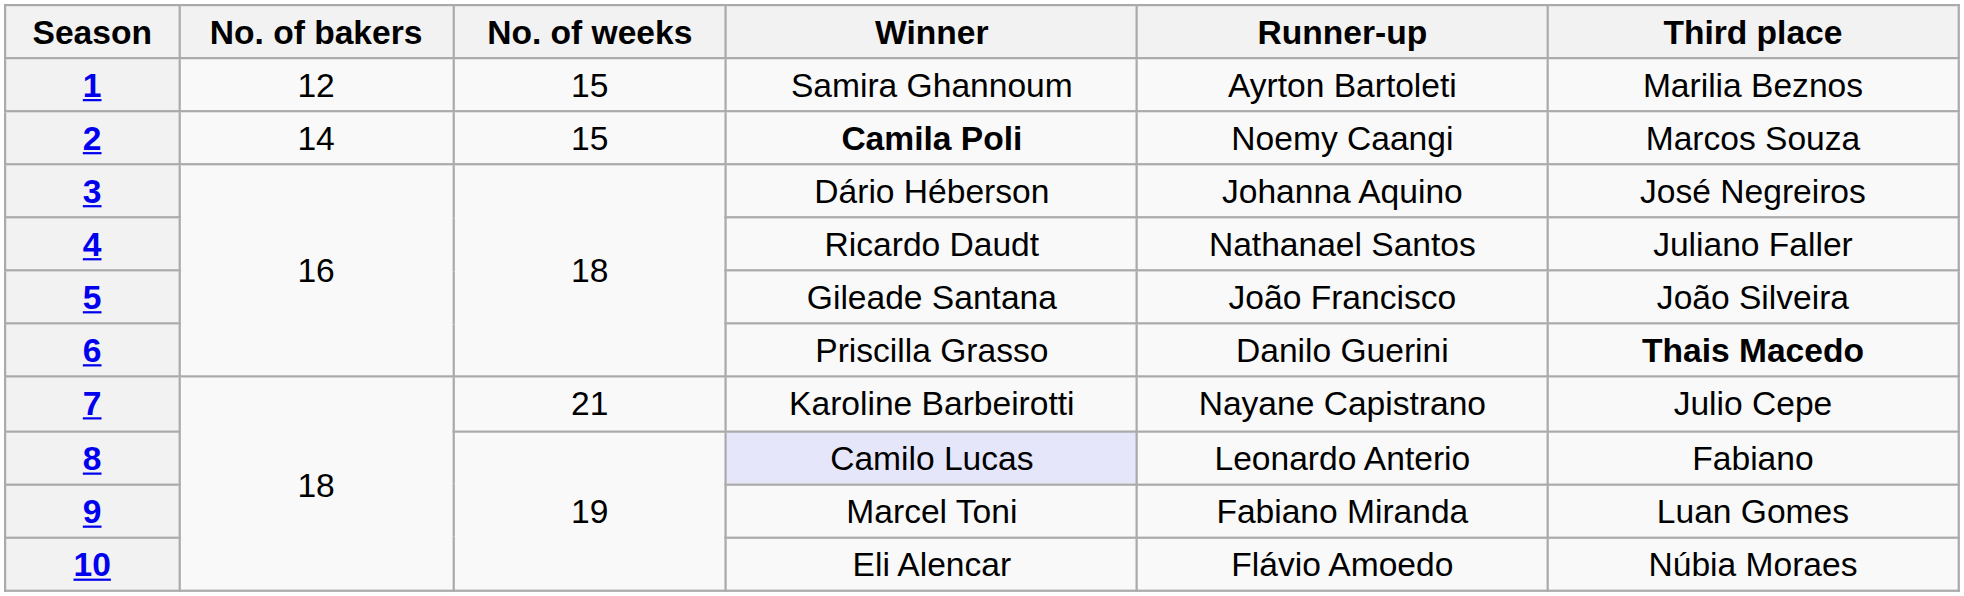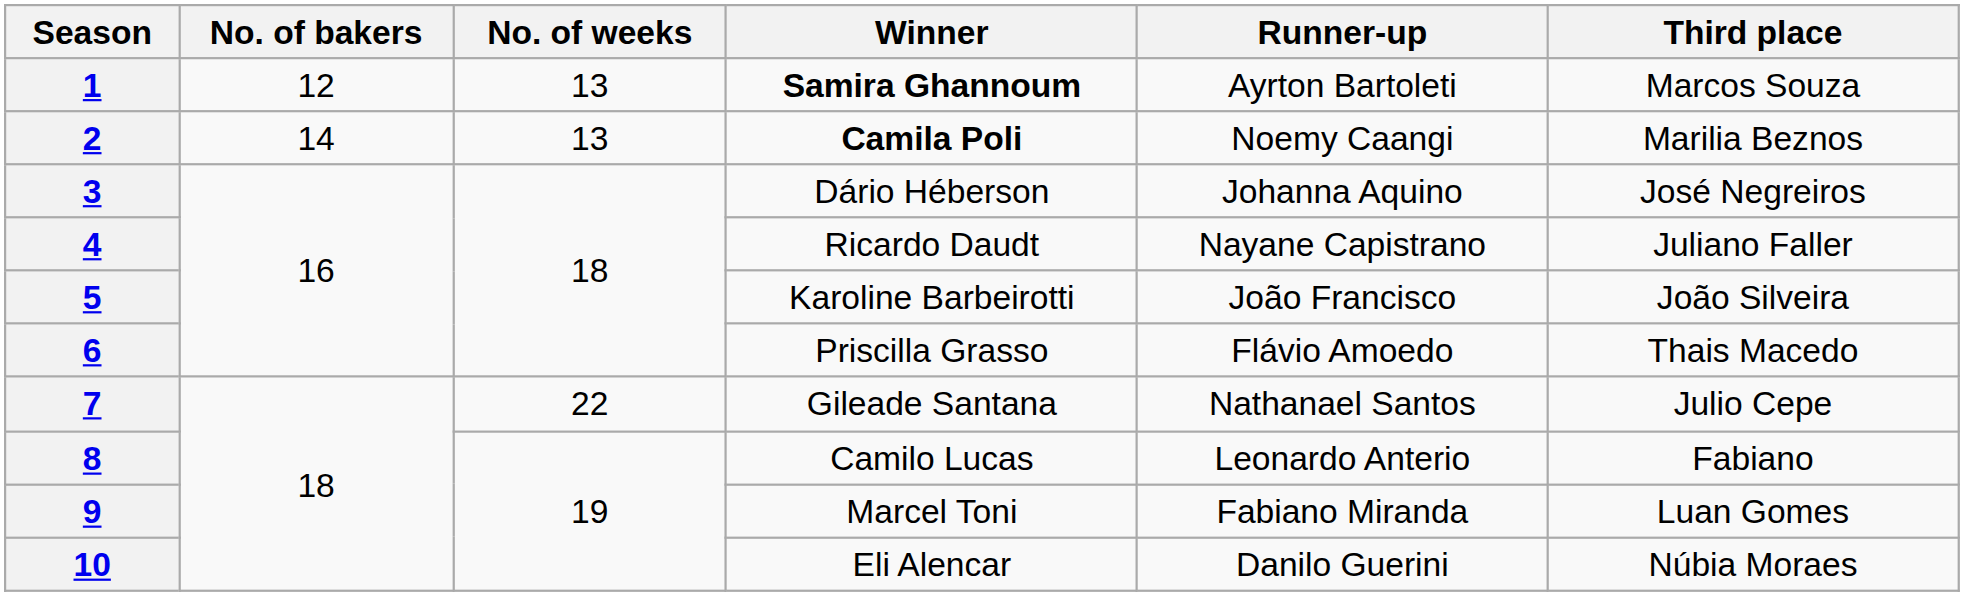(590, 85) 15 -> (590, 85) 13
(932, 85) normal -> (932, 85) bold
(1753, 85) Marilia Beznos -> (1753, 85) Marcos Souza
(590, 138) 15 -> (590, 138) 13
(1753, 138) Marcos Souza -> (1753, 138) Marilia Beznos
(1342, 245) Nathanael Santos -> (1342, 245) Nayane Capistrano
(932, 298) Gileade Santana -> (932, 298) Karoline Barbeirotti
(1342, 351) Danilo Guerini -> (1342, 351) Flávio Amoedo
(1753, 351) bold -> (1753, 351) normal
(590, 404) 21 -> (590, 404) 22
(932, 404) Karoline Barbeirotti -> (932, 404) Gileade Santana
(1342, 404) Nayane Capistrano -> (1342, 404) Nathanael Santos
(932, 457) lavender background -> (932, 457) no background
(1342, 564) Flávio Amoedo -> (1342, 564) Danilo Guerini
